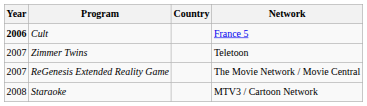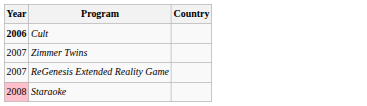- column: (287, 14)
(17, 92) no background -> (17, 92) pink background
